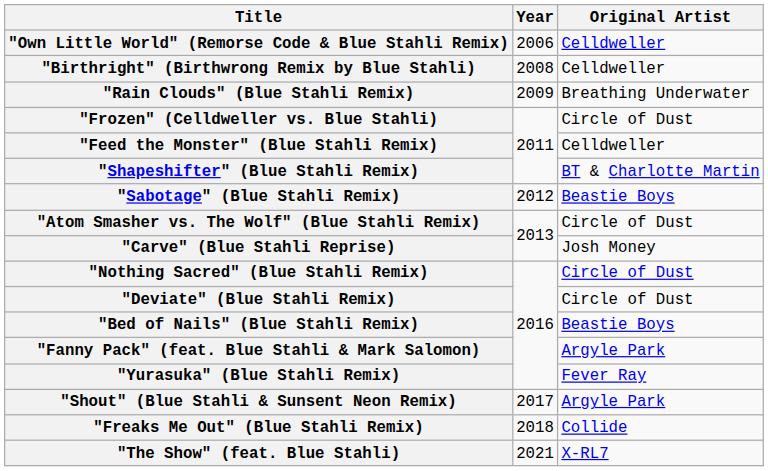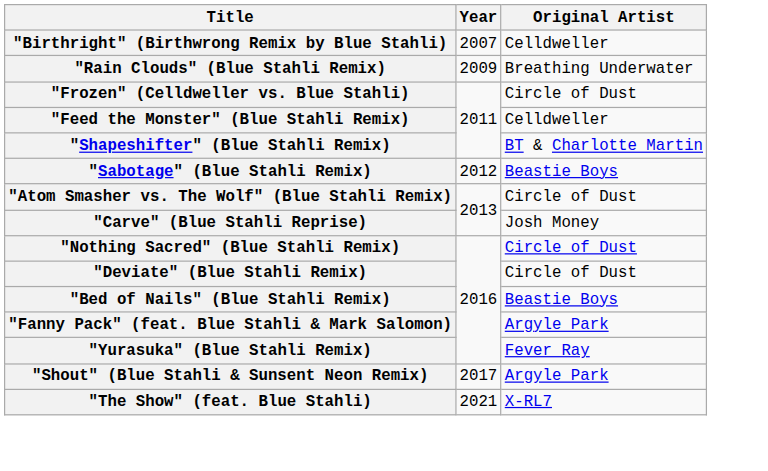- row: (258, 43)
(535, 69) 2008 -> (478, 43) 2007
- row: (258, 428)
